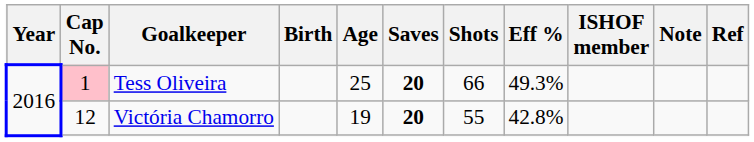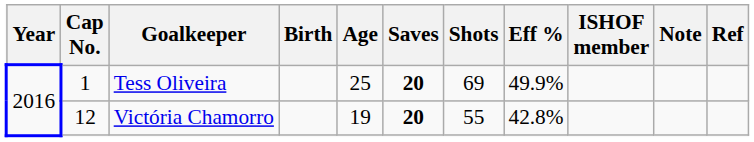(85, 82) pink background -> (85, 82) no background
(474, 82) 66 -> (474, 82) 69
(536, 82) 49.3% -> (536, 82) 49.9%
